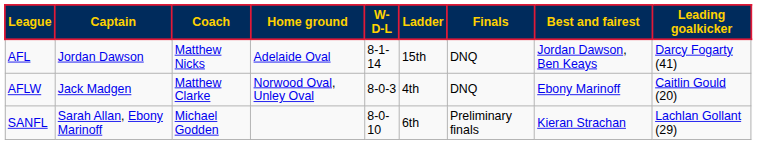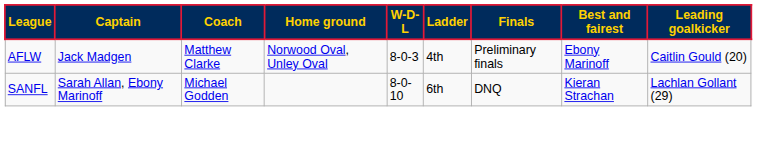- row: (19, 57)
(464, 90) DNQ -> (505, 57) Preliminary finals
(481, 123) Preliminary finals -> (488, 90) DNQ
